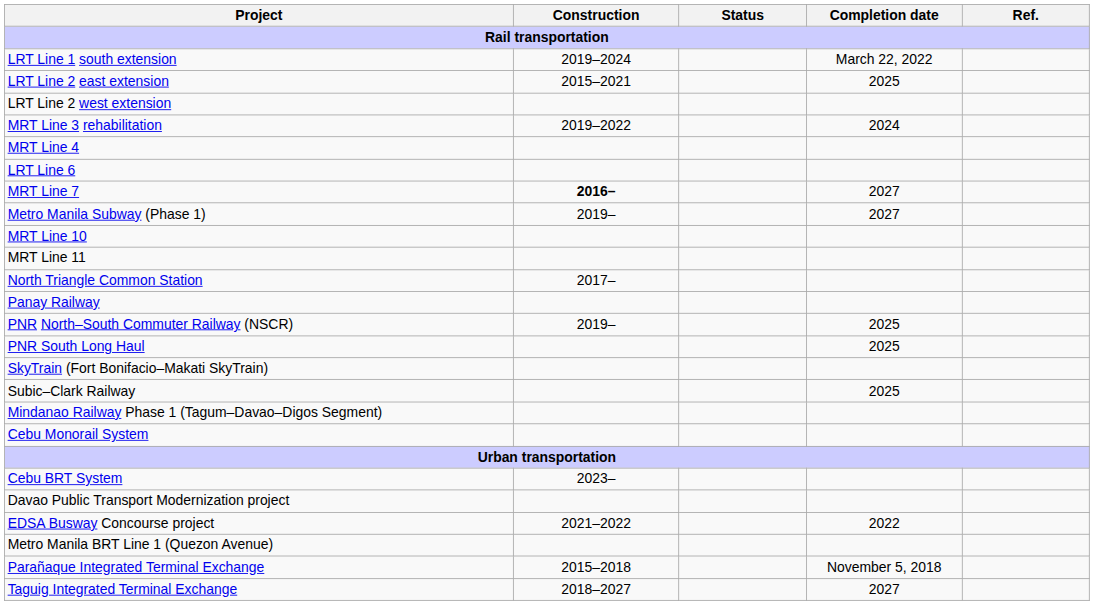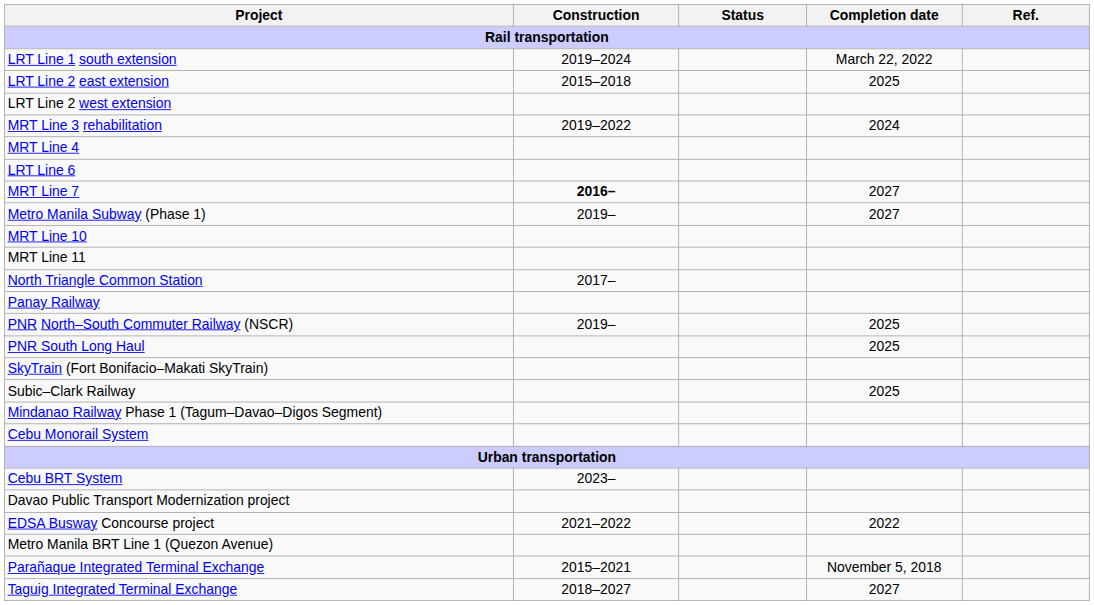(596, 81) 2015–2021 -> (596, 81) 2015–2018
(596, 567) 2015–2018 -> (596, 567) 2015–2021
